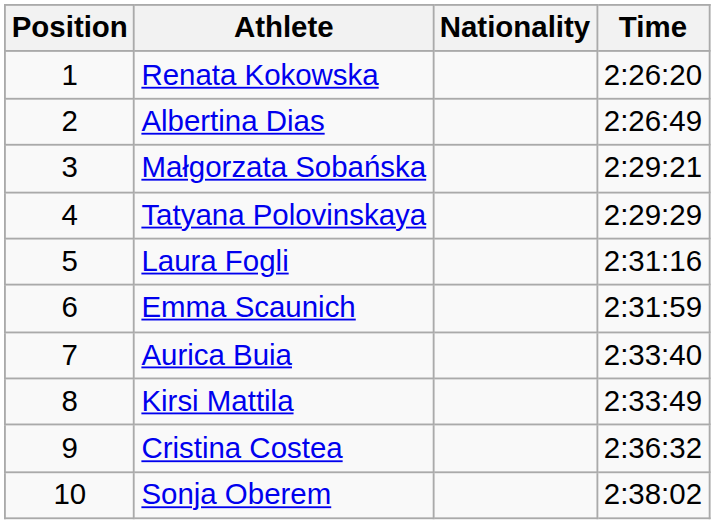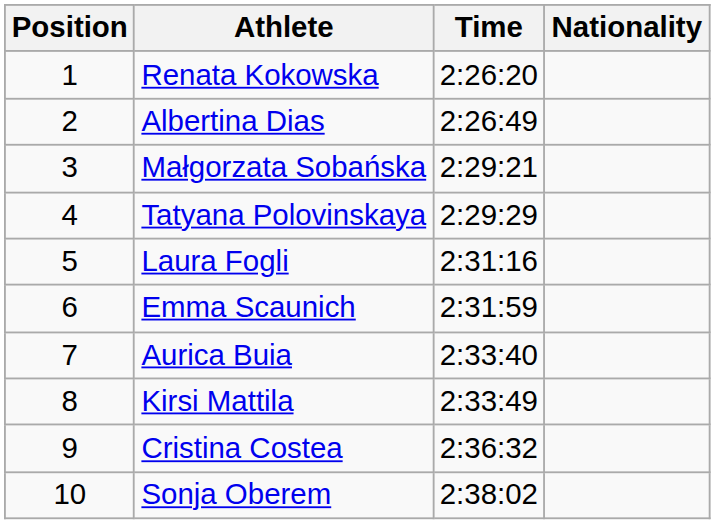columns swapped: (515, 27) <-> (653, 27)
